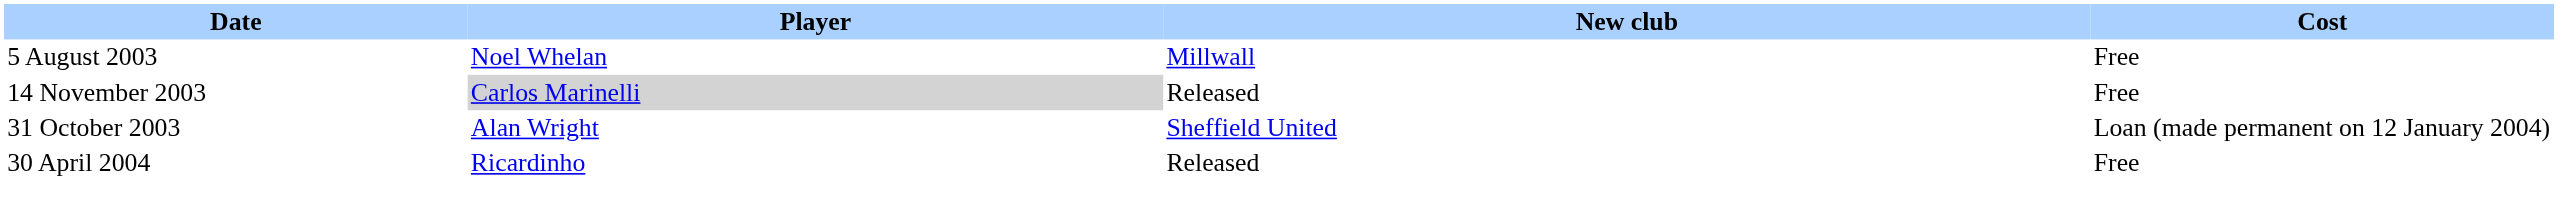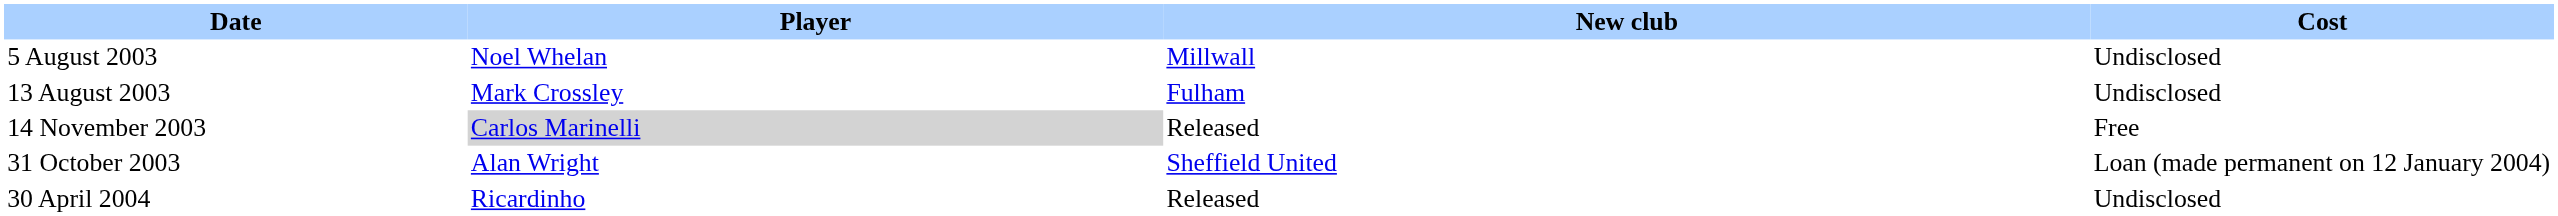(2117, 56) Free -> (2157, 56) Undisclosed
+ row: (89, 92)
(2117, 163) Free -> (2157, 198) Undisclosed
